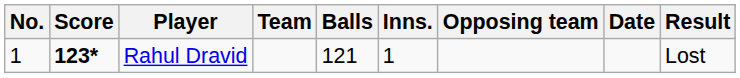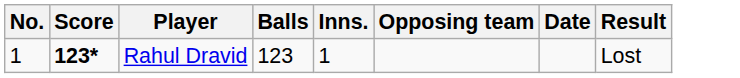- column: (285, 22)
(340, 56) 121 -> (275, 56) 123
